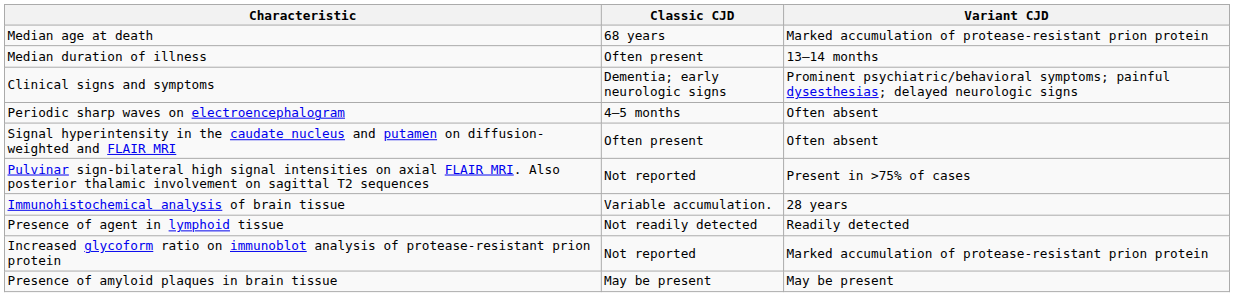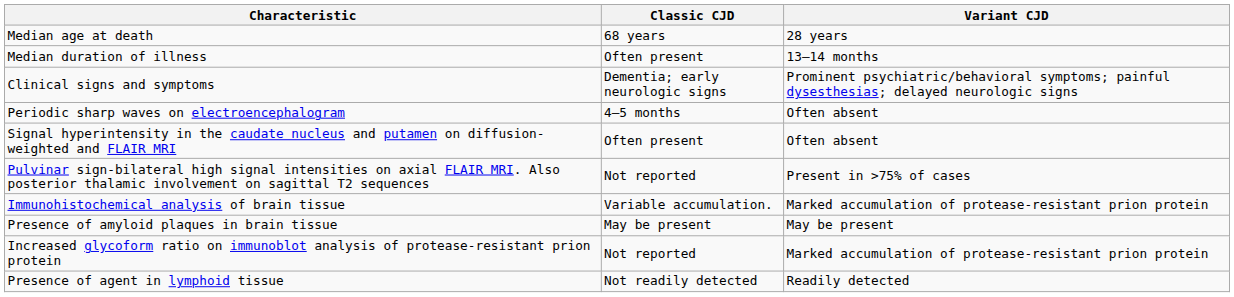(998, 36) Marked accumulation of protease-resistant prion protein -> (817, 36) 28 years
(817, 204) 28 years -> (998, 204) Marked accumulation of protease-resistant prion protein
rows swapped: (146, 225) <-> (172, 281)
